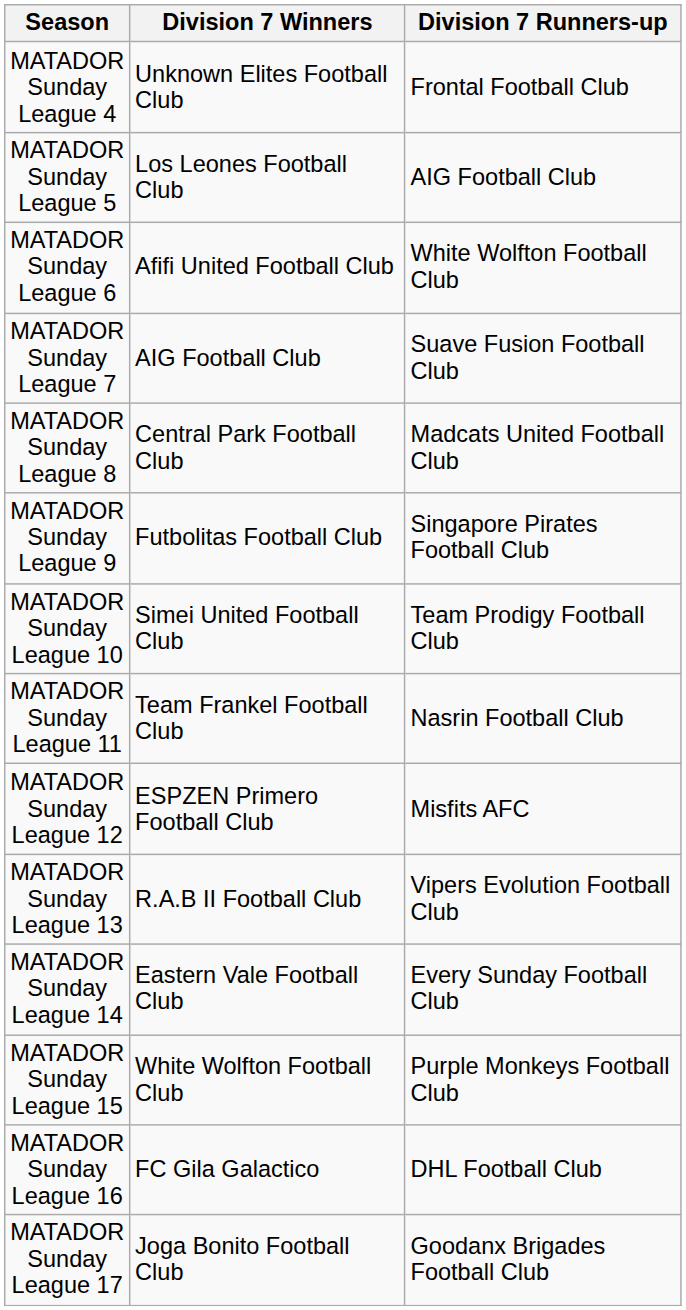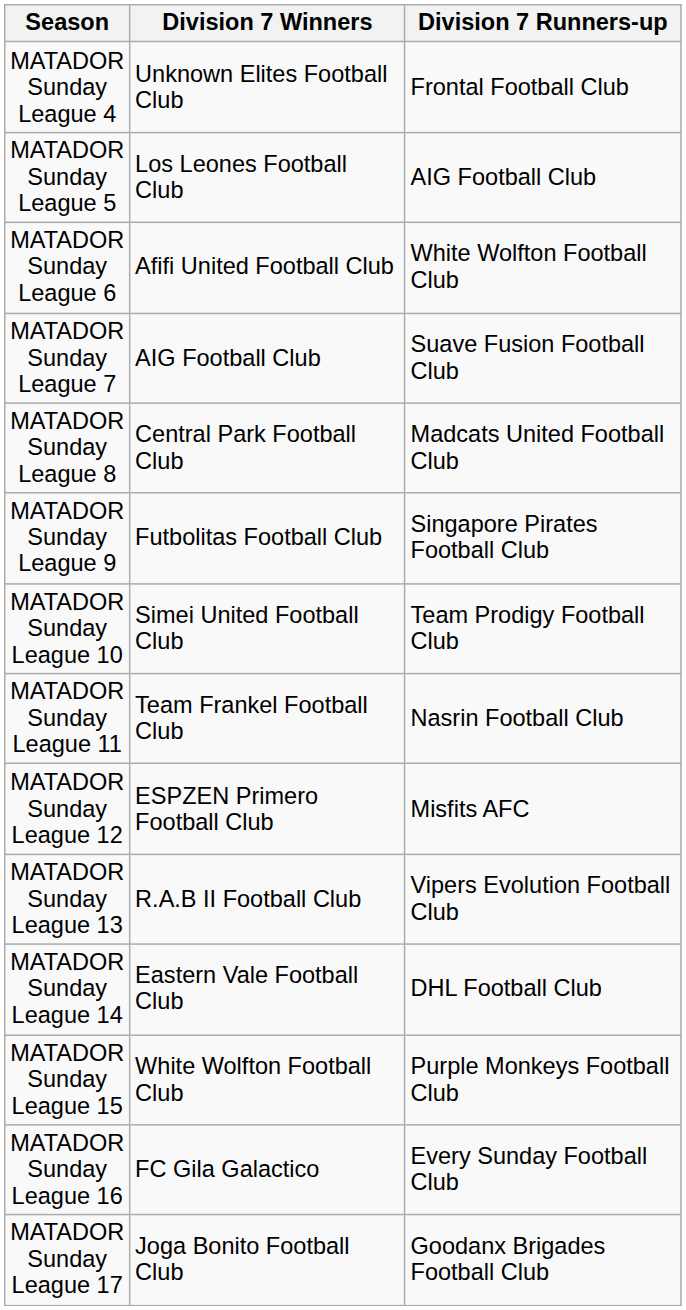(529, 989) Every Sunday Football Club -> (506, 989) DHL Football Club
(506, 1169) DHL Football Club -> (529, 1169) Every Sunday Football Club
